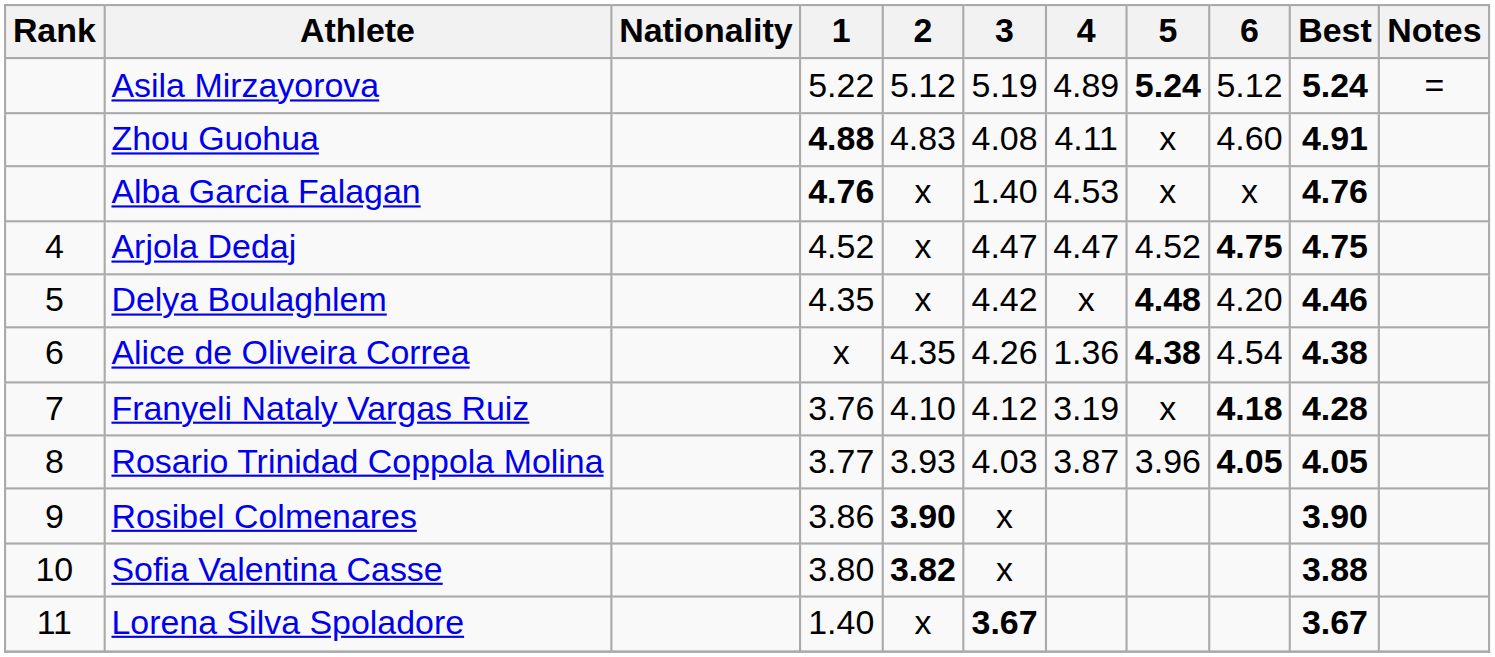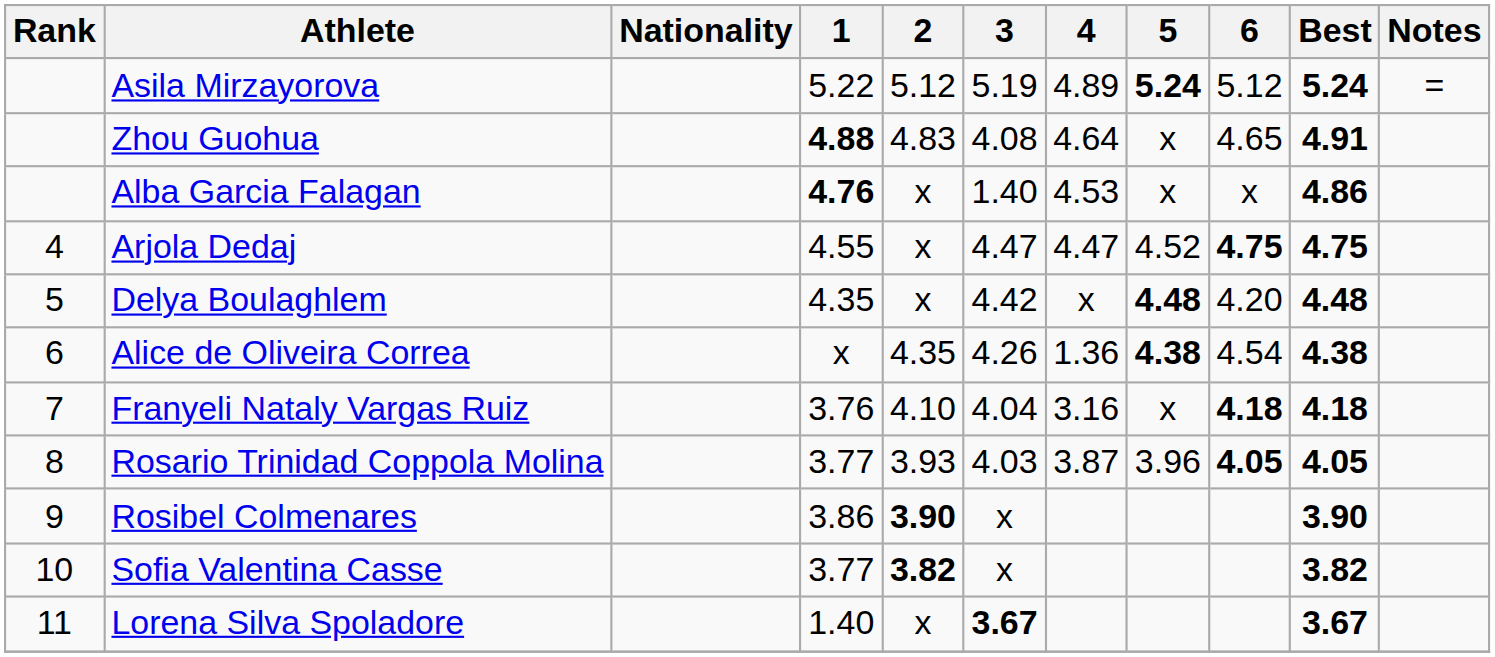(1086, 138) 4.11 -> (1086, 138) 4.64
(1250, 138) 4.60 -> (1250, 138) 4.65
(1335, 192) 4.76 -> (1335, 192) 4.86
(841, 246) 4.52 -> (841, 246) 4.55
(1335, 300) 4.46 -> (1335, 300) 4.48
(1005, 407) 4.12 -> (1005, 407) 4.04
(1086, 407) 3.19 -> (1086, 407) 3.16
(1335, 407) 4.28 -> (1335, 407) 4.18
(841, 569) 3.80 -> (841, 569) 3.77
(1335, 569) 3.88 -> (1335, 569) 3.82
